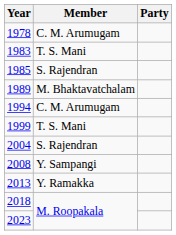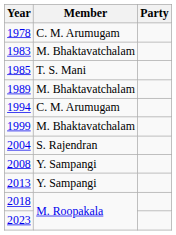(61, 51) T. S. Mani -> (86, 51) M. Bhaktavatchalam
(67, 70) S. Rajendran -> (61, 70) T. S. Mani
(61, 126) T. S. Mani -> (86, 126) M. Bhaktavatchalam
(65, 182) Y. Ramakka -> (66, 182) Y. Sampangi
